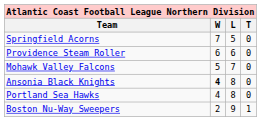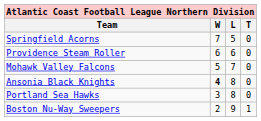(218, 95) 4 -> (218, 95) 3
